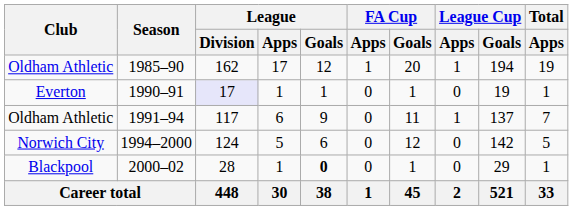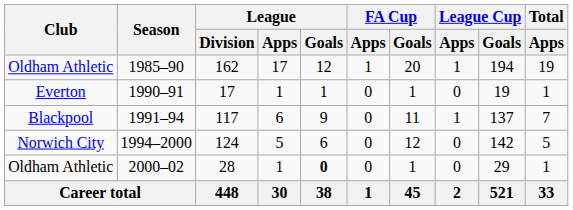(227, 92) lavender background -> (227, 92) no background
(61, 117) Oldham Athletic -> (61, 117) Blackpool
(61, 167) Blackpool -> (61, 167) Oldham Athletic
